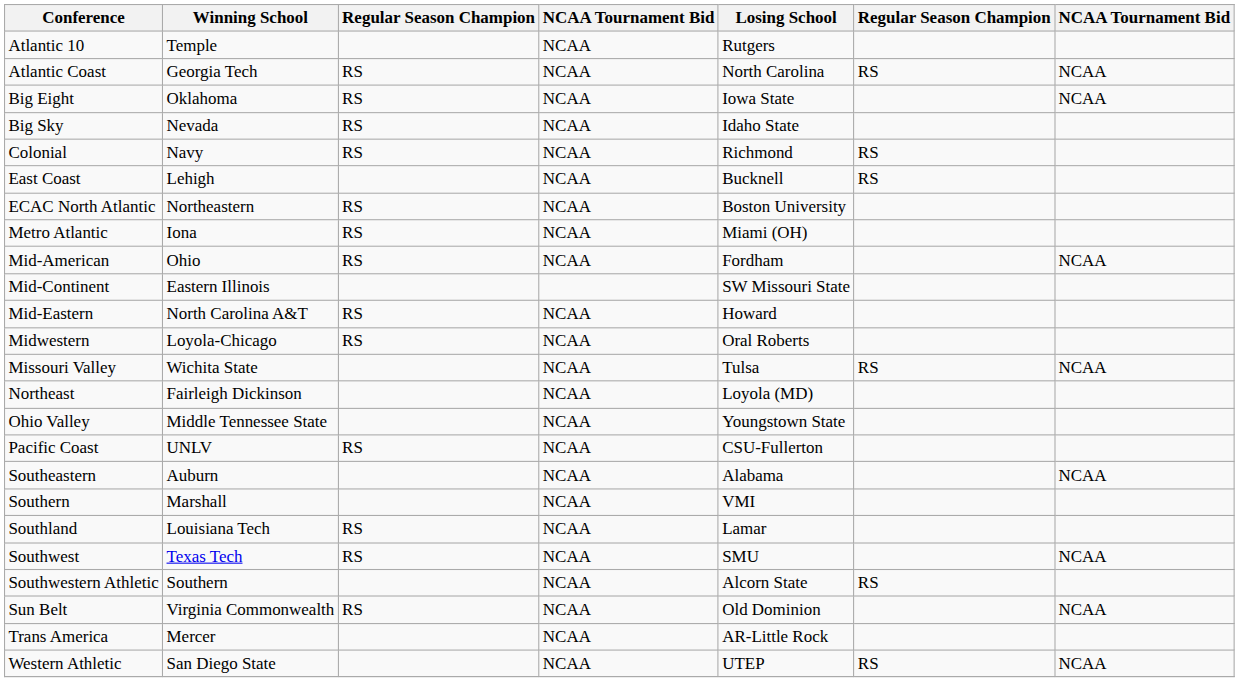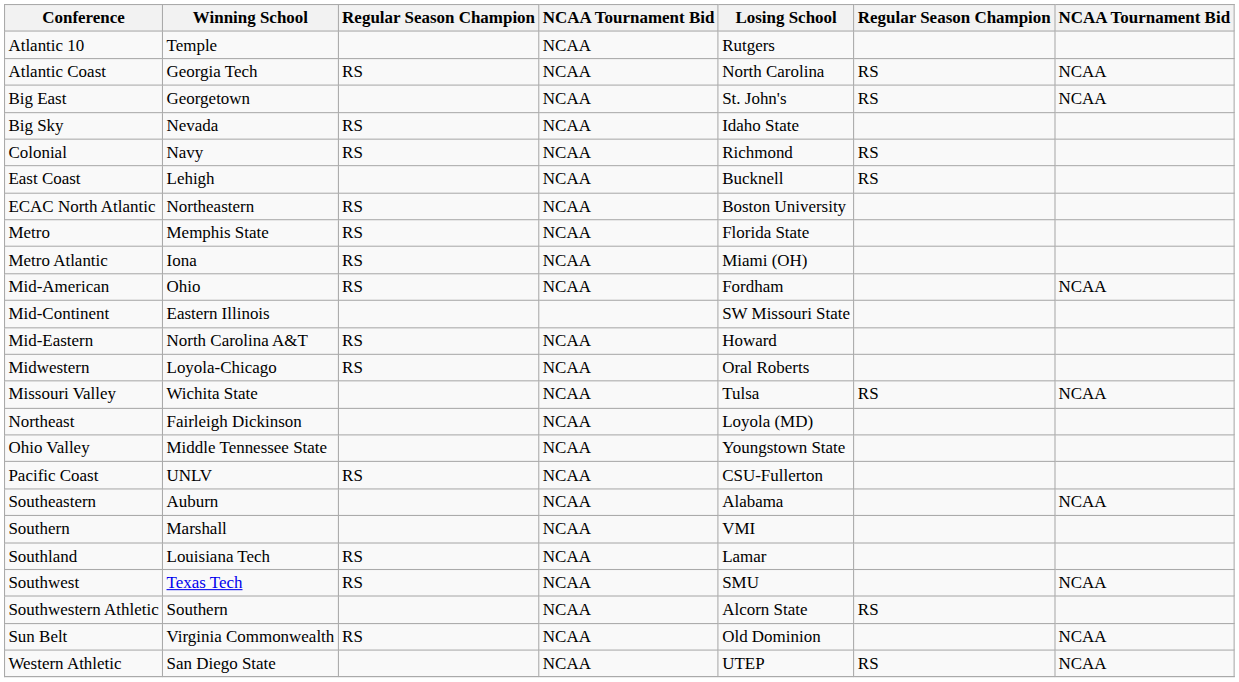+ row: (37, 98)
- row: (41, 98)
+ row: (29, 233)
- row: (58, 636)
